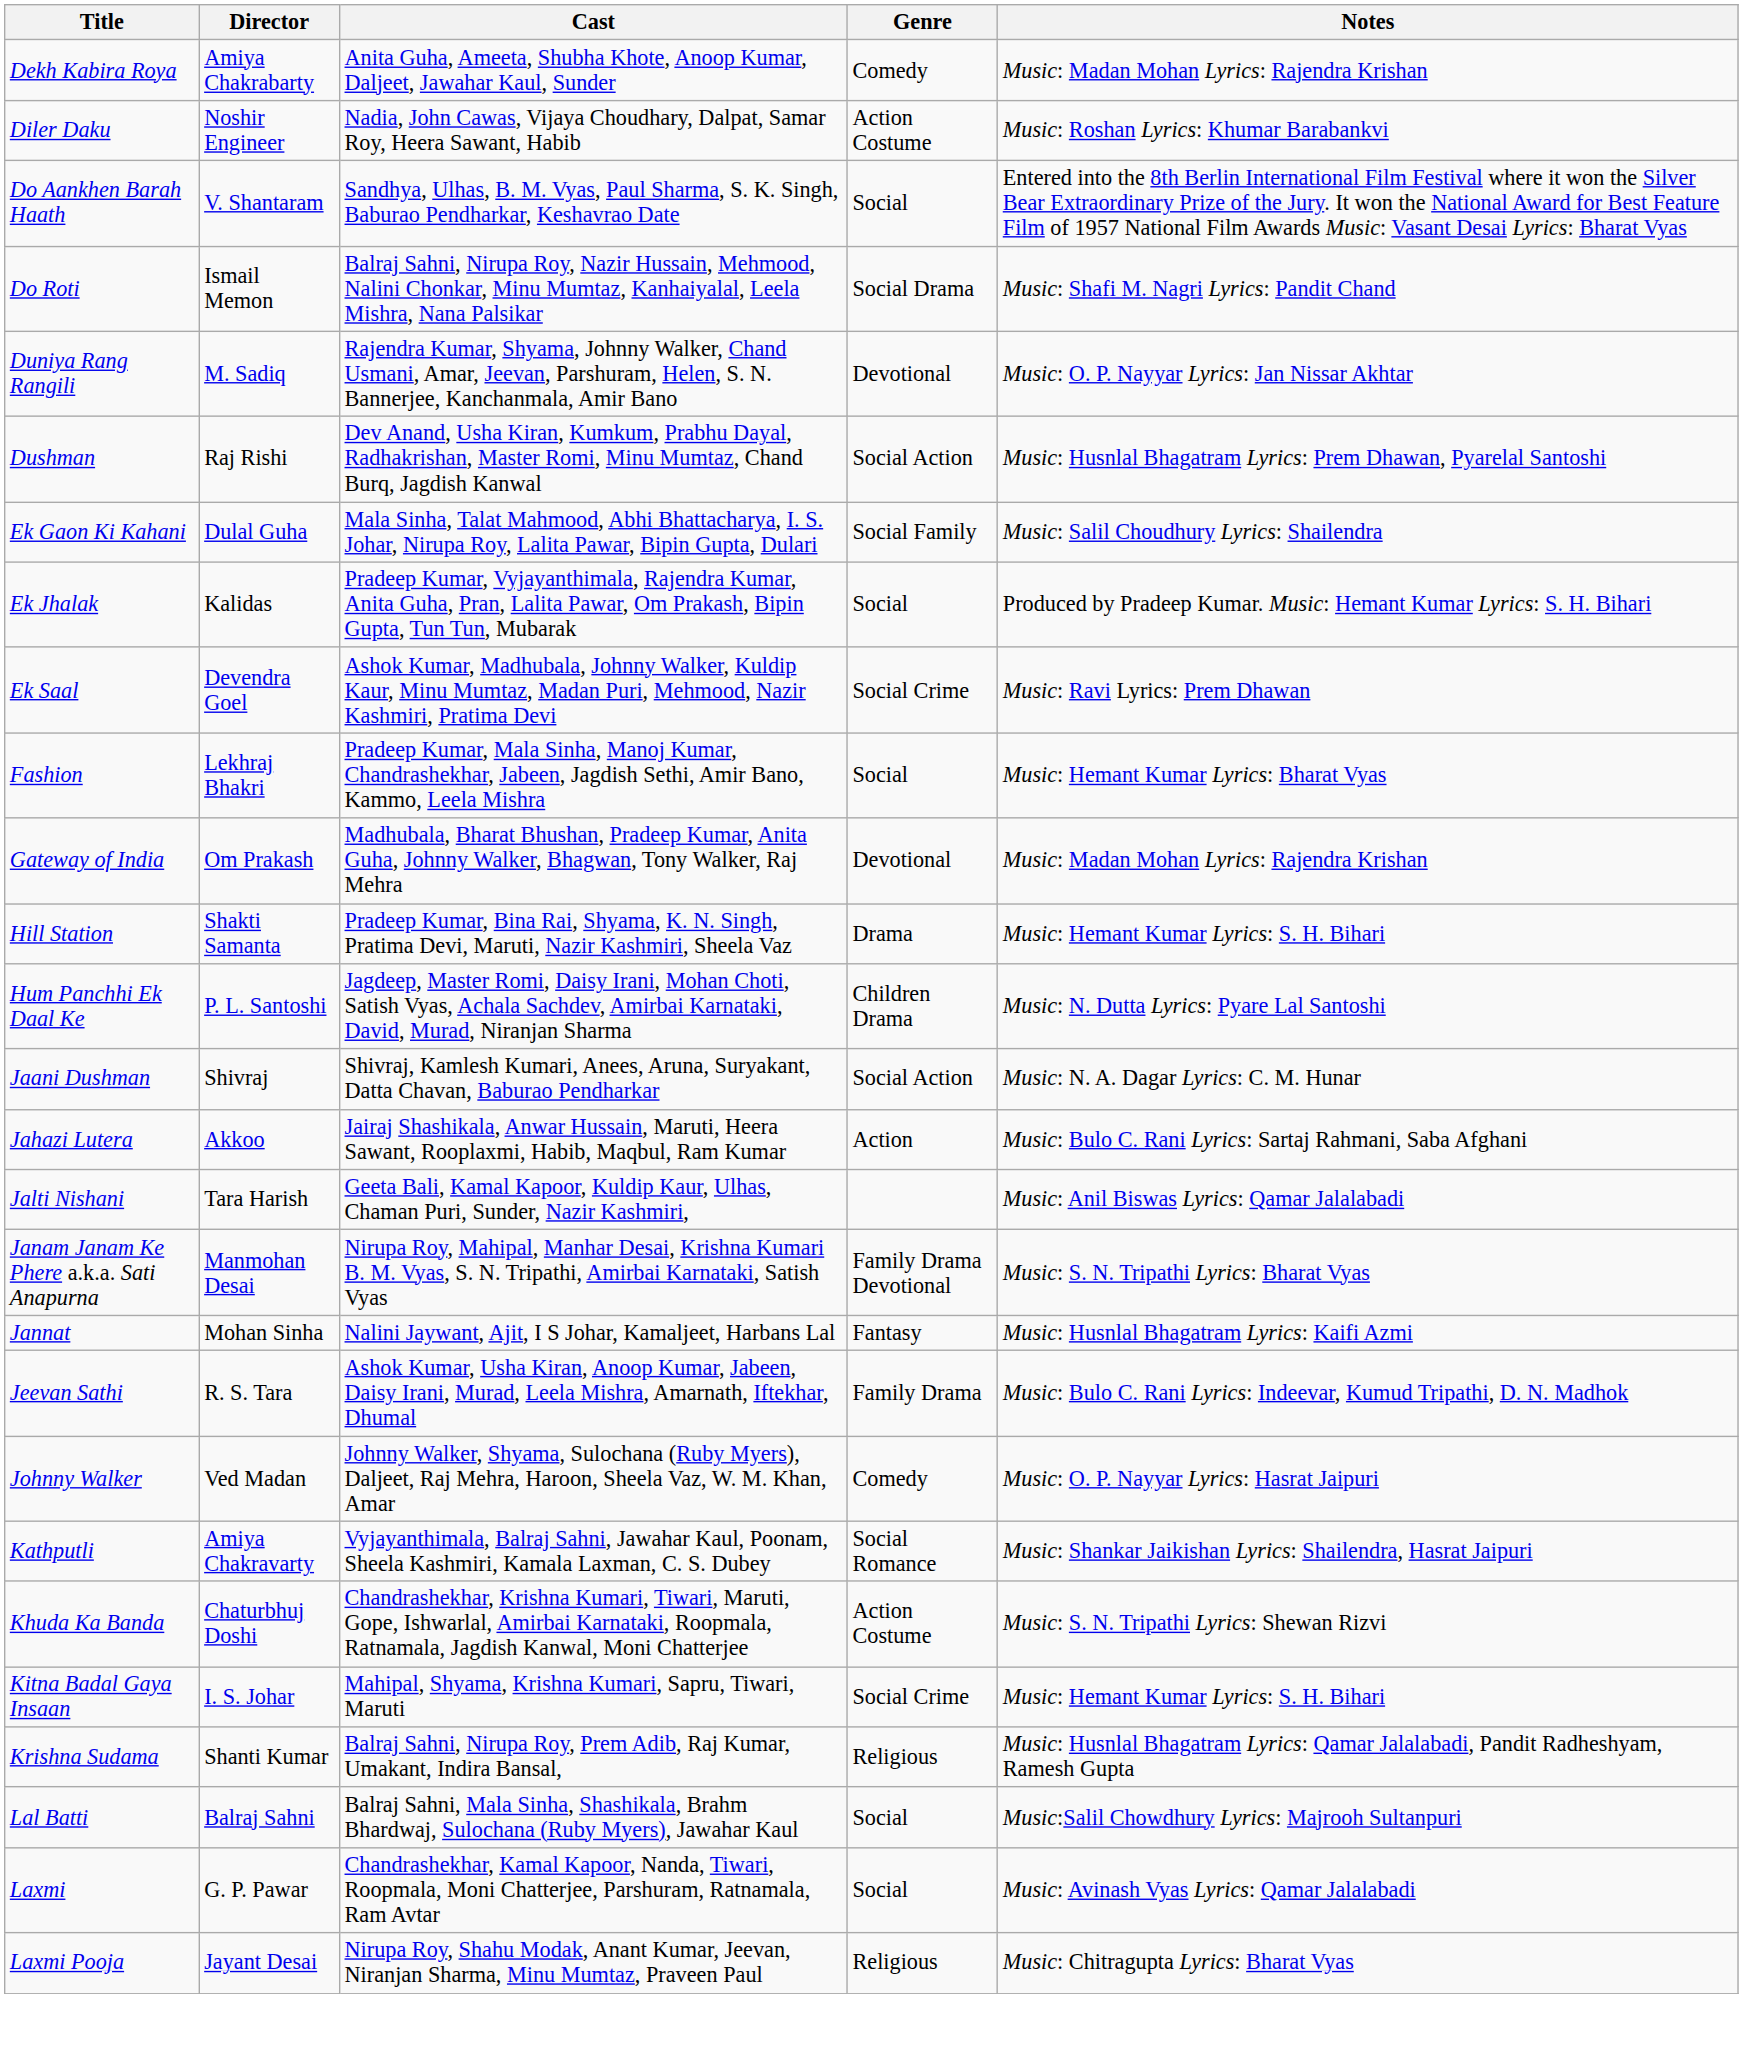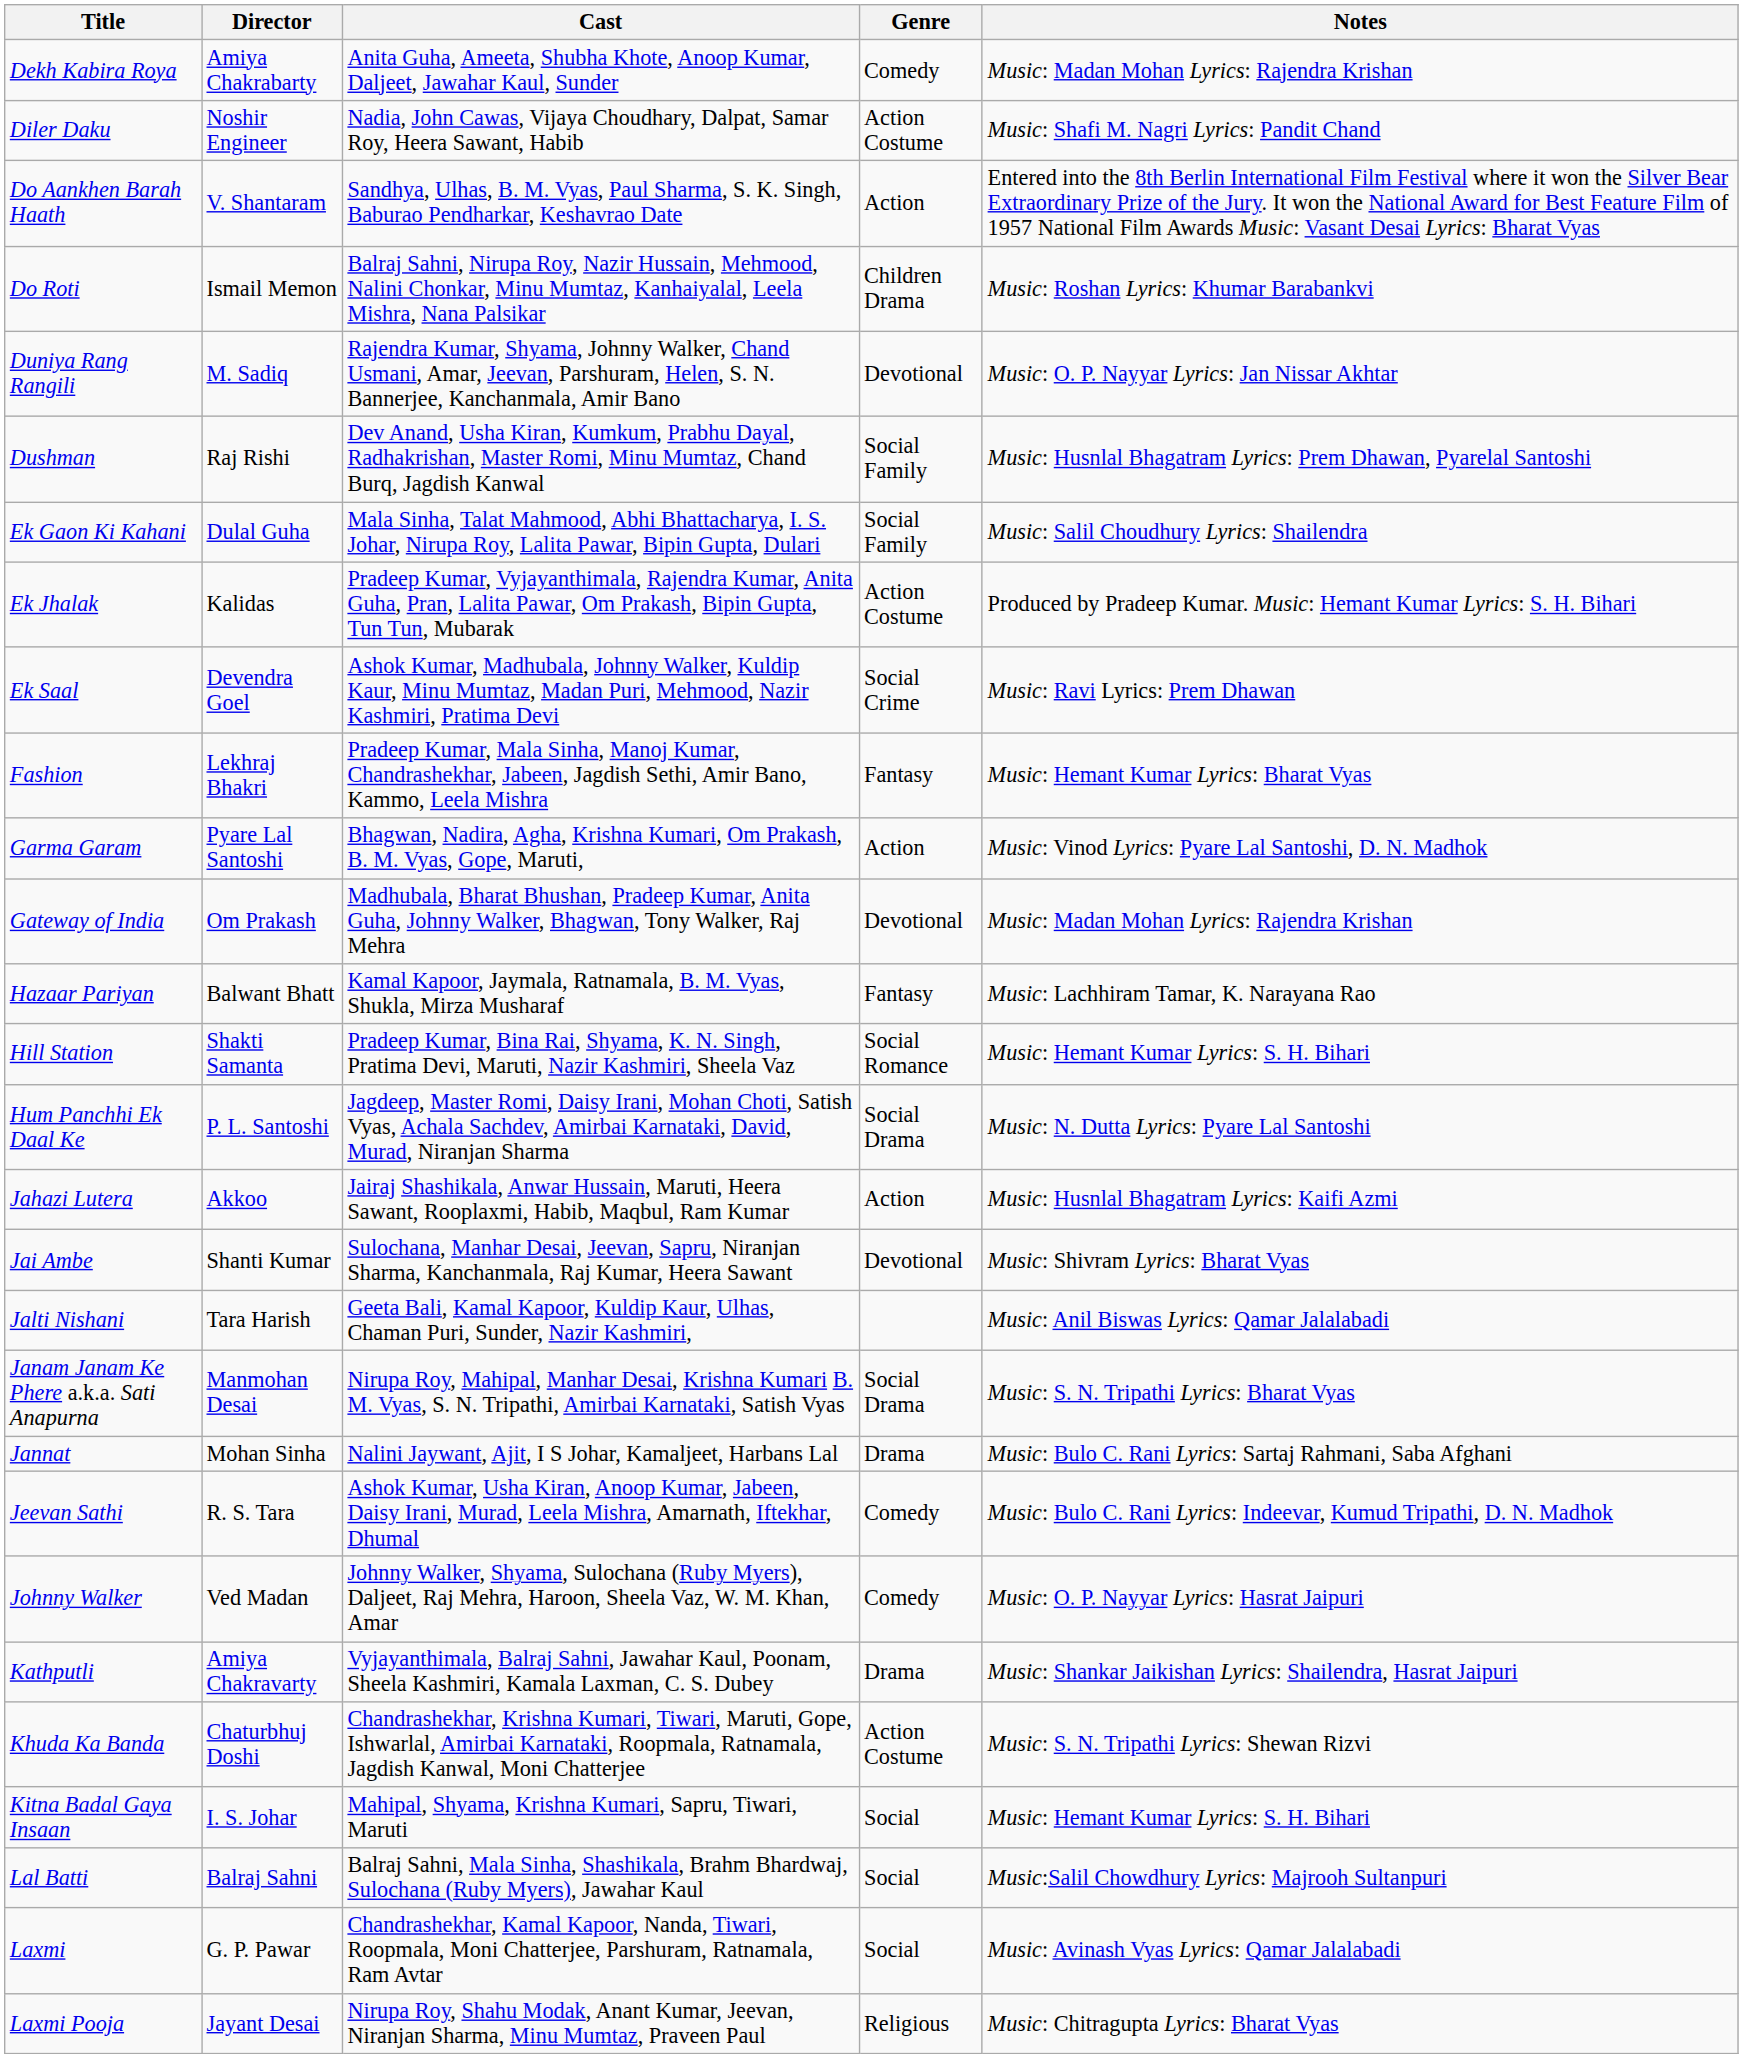(1196, 130) Music: Roshan Lyrics: Khumar Barabankvi -> (1184, 130) Music: Shafi M. Nagri Lyrics: Pandit Chand
(880, 203) Social -> (894, 203) Action
(913, 288) Social Drama -> (903, 288) Children Drama
(1199, 288) Music: Shafi M. Nagri Lyrics: Pandit Chand -> (1181, 288) Music: Roshan Lyrics: Khumar Barabankvi
(913, 458) Social Action -> (896, 458) Social Family
(880, 604) Social -> (904, 604) Action Costume
(880, 775) Social -> (899, 775) Fantasy
+ row: (76, 847)
+ row: (82, 993)
(883, 933) Drama -> (906, 1053) Social Romance
(891, 1006) Children Drama -> (894, 1126) Social Drama
- row: (80, 1078)
(1265, 1139) Music: Bulo C. Rani Lyrics: Sartaj Rahmani, Saba Afghani -> (1193, 1199) Music: Husnlal Bhagatram Lyrics: Kaifi Azmi
+ row: (51, 1259)
(917, 1272) Family Drama Devotional -> (894, 1392) Social Drama
(887, 1332) Fantasy -> (894, 1453) Drama
(1208, 1332) Music: Husnlal Bhagatram Lyrics: Kaifi Azmi -> (1250, 1453) Music: Bulo C. Rani Lyrics: Sartaj Rahmani, Saba Afghani
(917, 1392) Family Drama -> (902, 1513) Comedy
(894, 1550) Social Romance -> (894, 1671) Drama
(911, 1696) Social Crime -> (892, 1817) Social
- row: (84, 1756)
